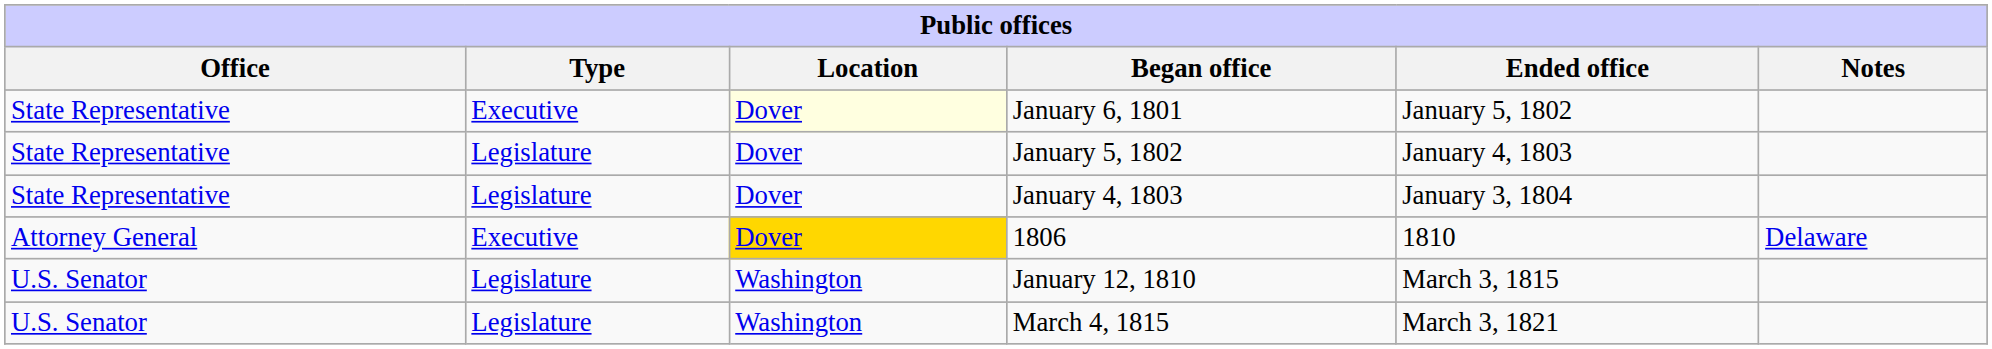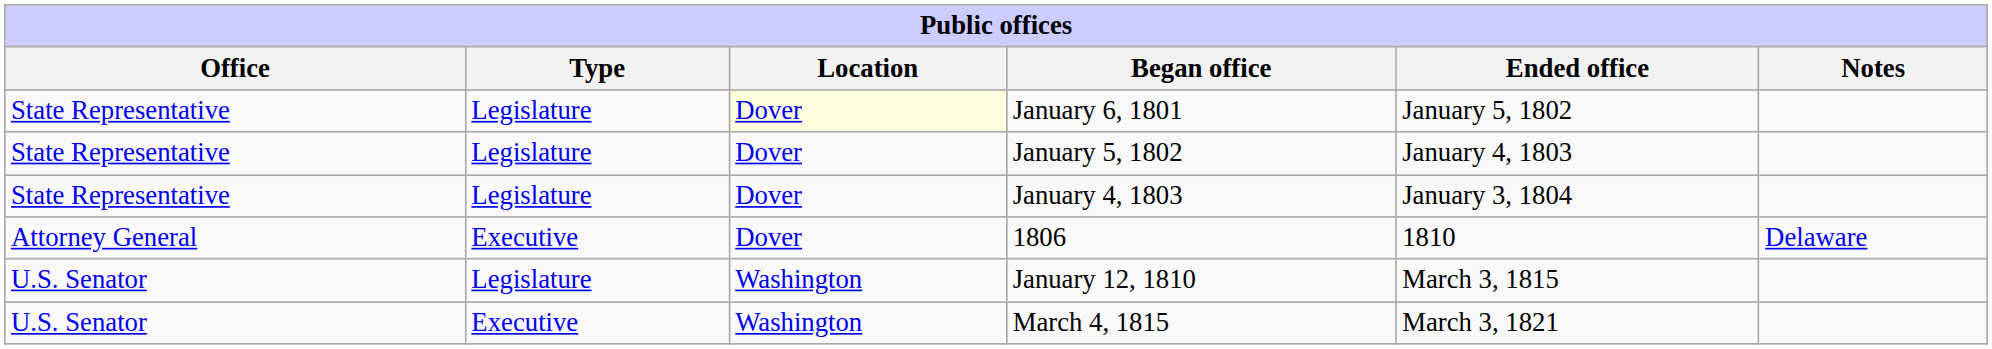(525, 110) Executive -> (531, 110) Legislature
(769, 237) gold background -> (769, 237) no background
(531, 322) Legislature -> (525, 322) Executive
